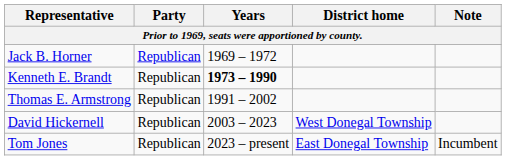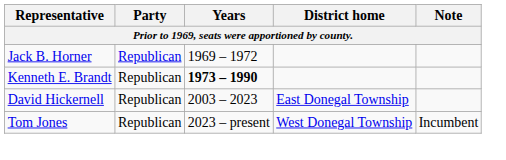- row: (69, 100)
(364, 122) West Donegal Township -> (343, 100) East Donegal Township
(362, 144) East Donegal Township -> (344, 122) West Donegal Township
